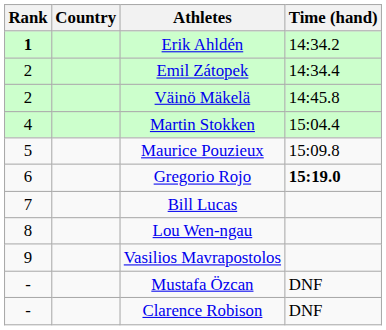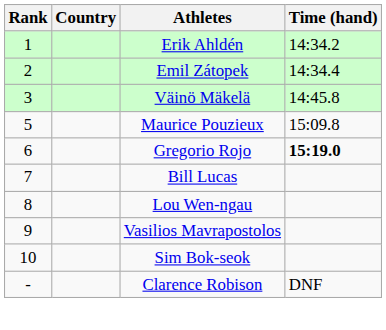(28, 44) bold -> (28, 44) normal
(28, 97) 2 -> (28, 97) 3
- row: (202, 124)
+ row: (202, 257)
- row: (202, 284)
